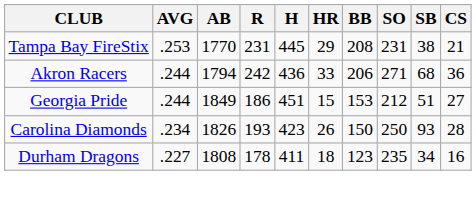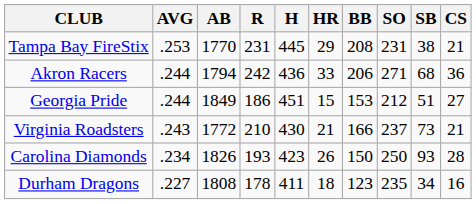+ row: (79, 128)
